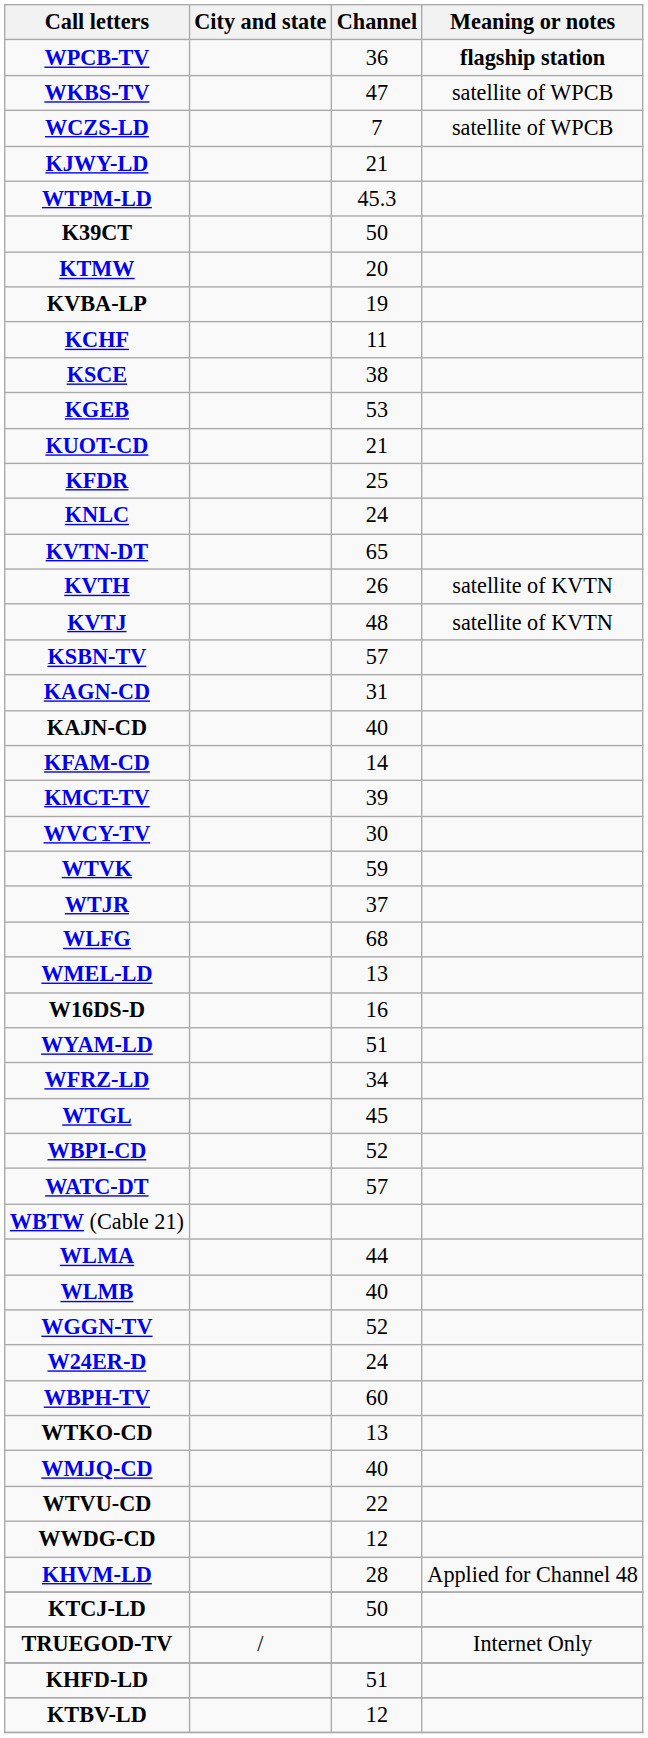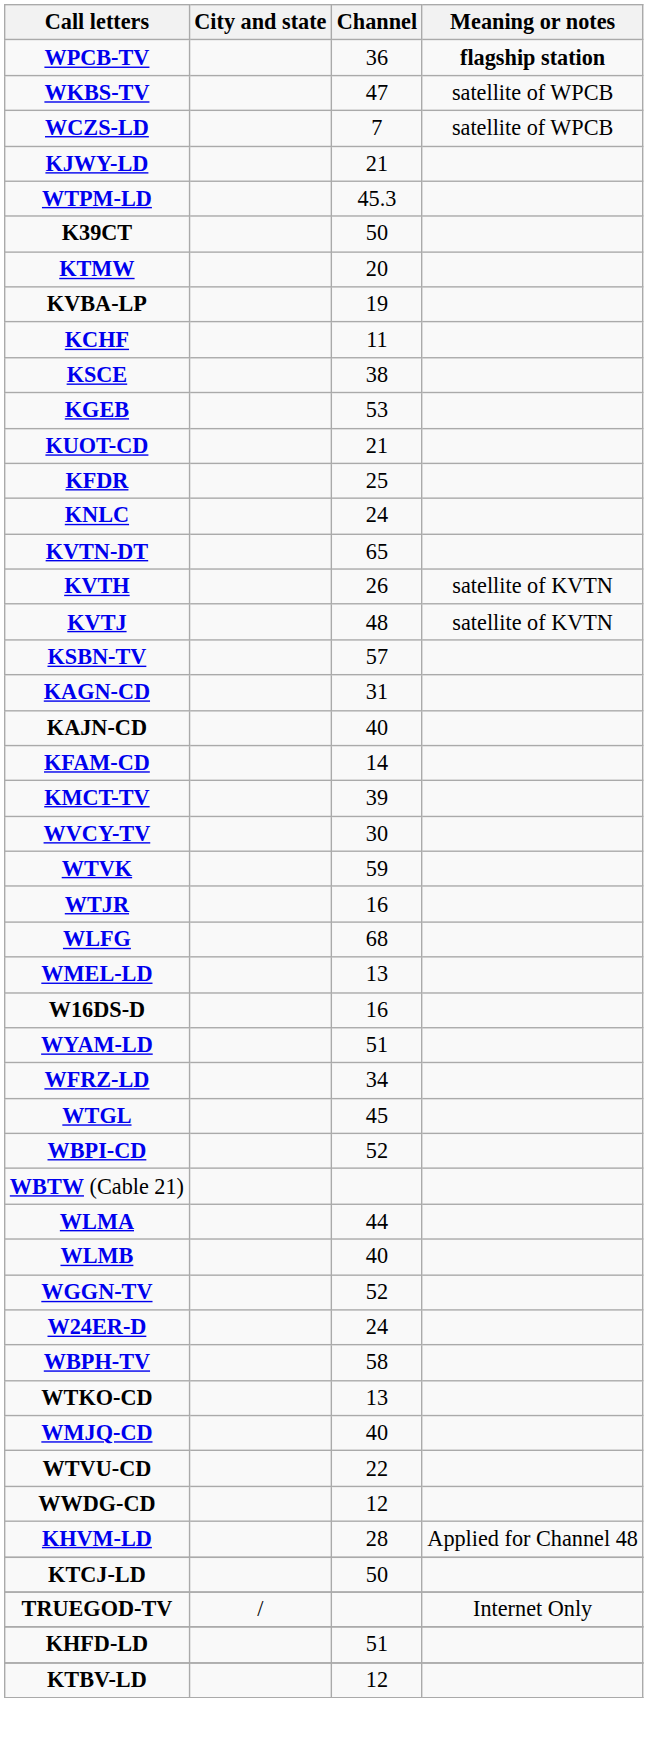(377, 903) 37 -> (377, 903) 16
- row: (97, 1186)
(377, 1397) 60 -> (377, 1362) 58
